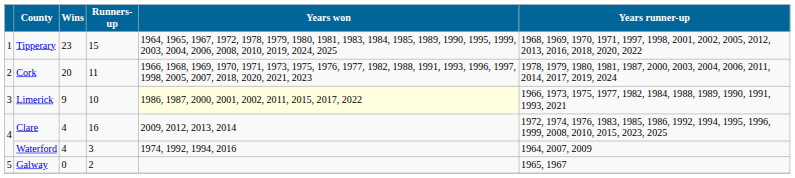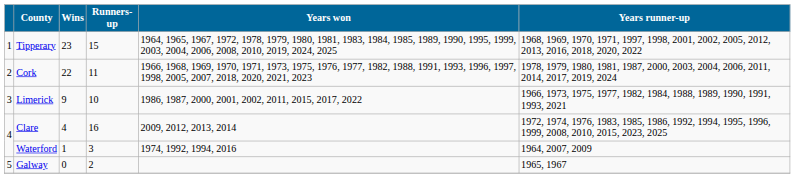(67, 72) 20 -> (67, 72) 22
(251, 100) lightyellow background -> (251, 100) no background
(64, 149) 4 -> (64, 149) 1
